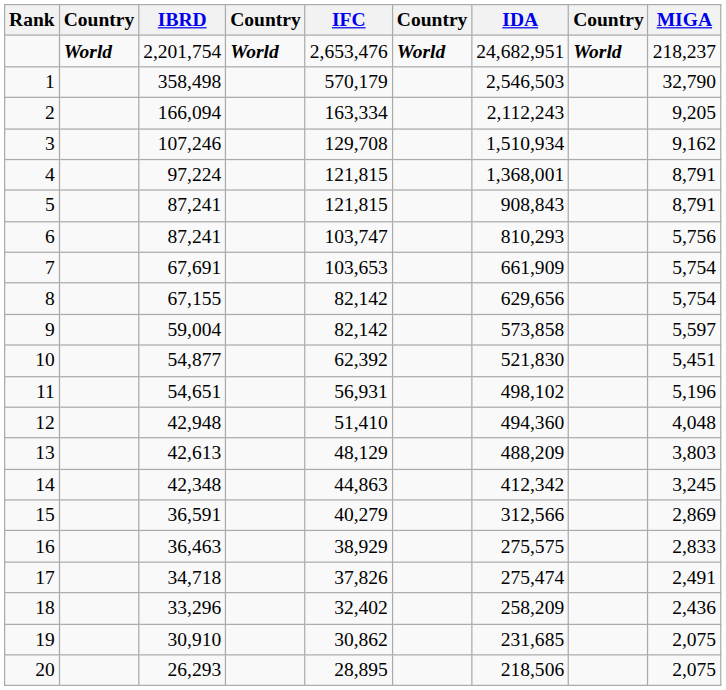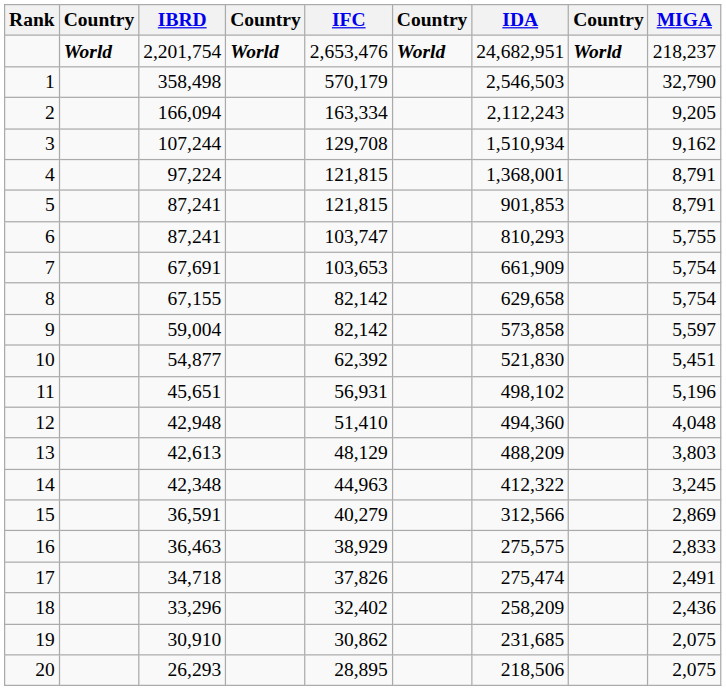(190, 143) 107,246 -> (190, 143) 107,244
(532, 205) 908,843 -> (532, 205) 901,853
(694, 236) 5,756 -> (694, 236) 5,755
(532, 298) 629,656 -> (532, 298) 629,658
(194, 391) 54,651 -> (194, 391) 45,651
(361, 484) 44,863 -> (361, 484) 44,963
(532, 484) 412,342 -> (532, 484) 412,322
